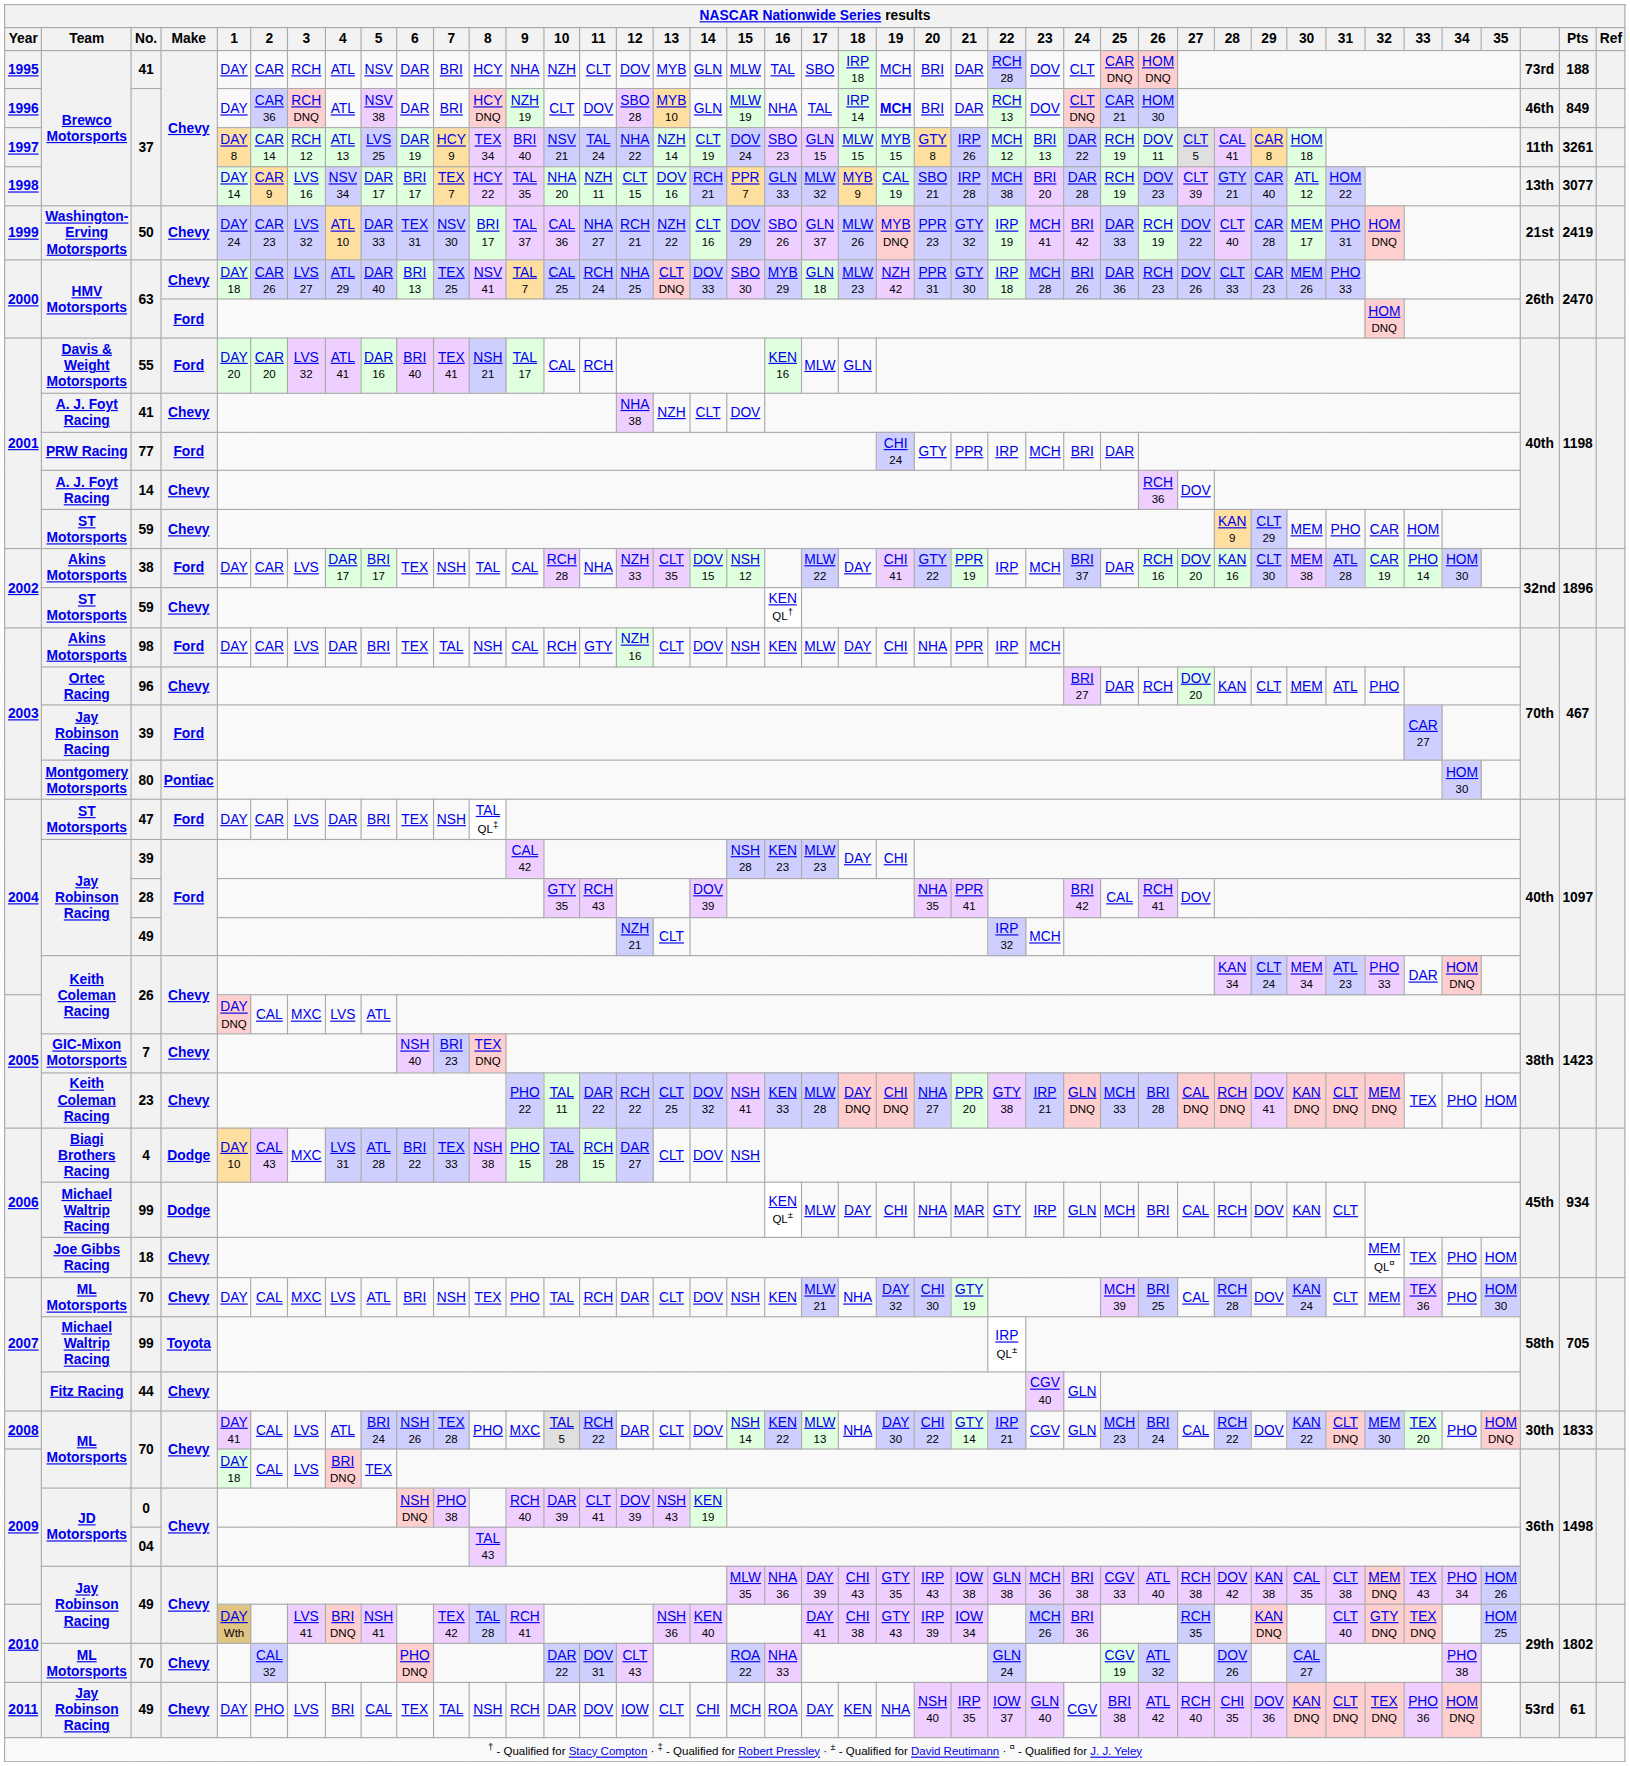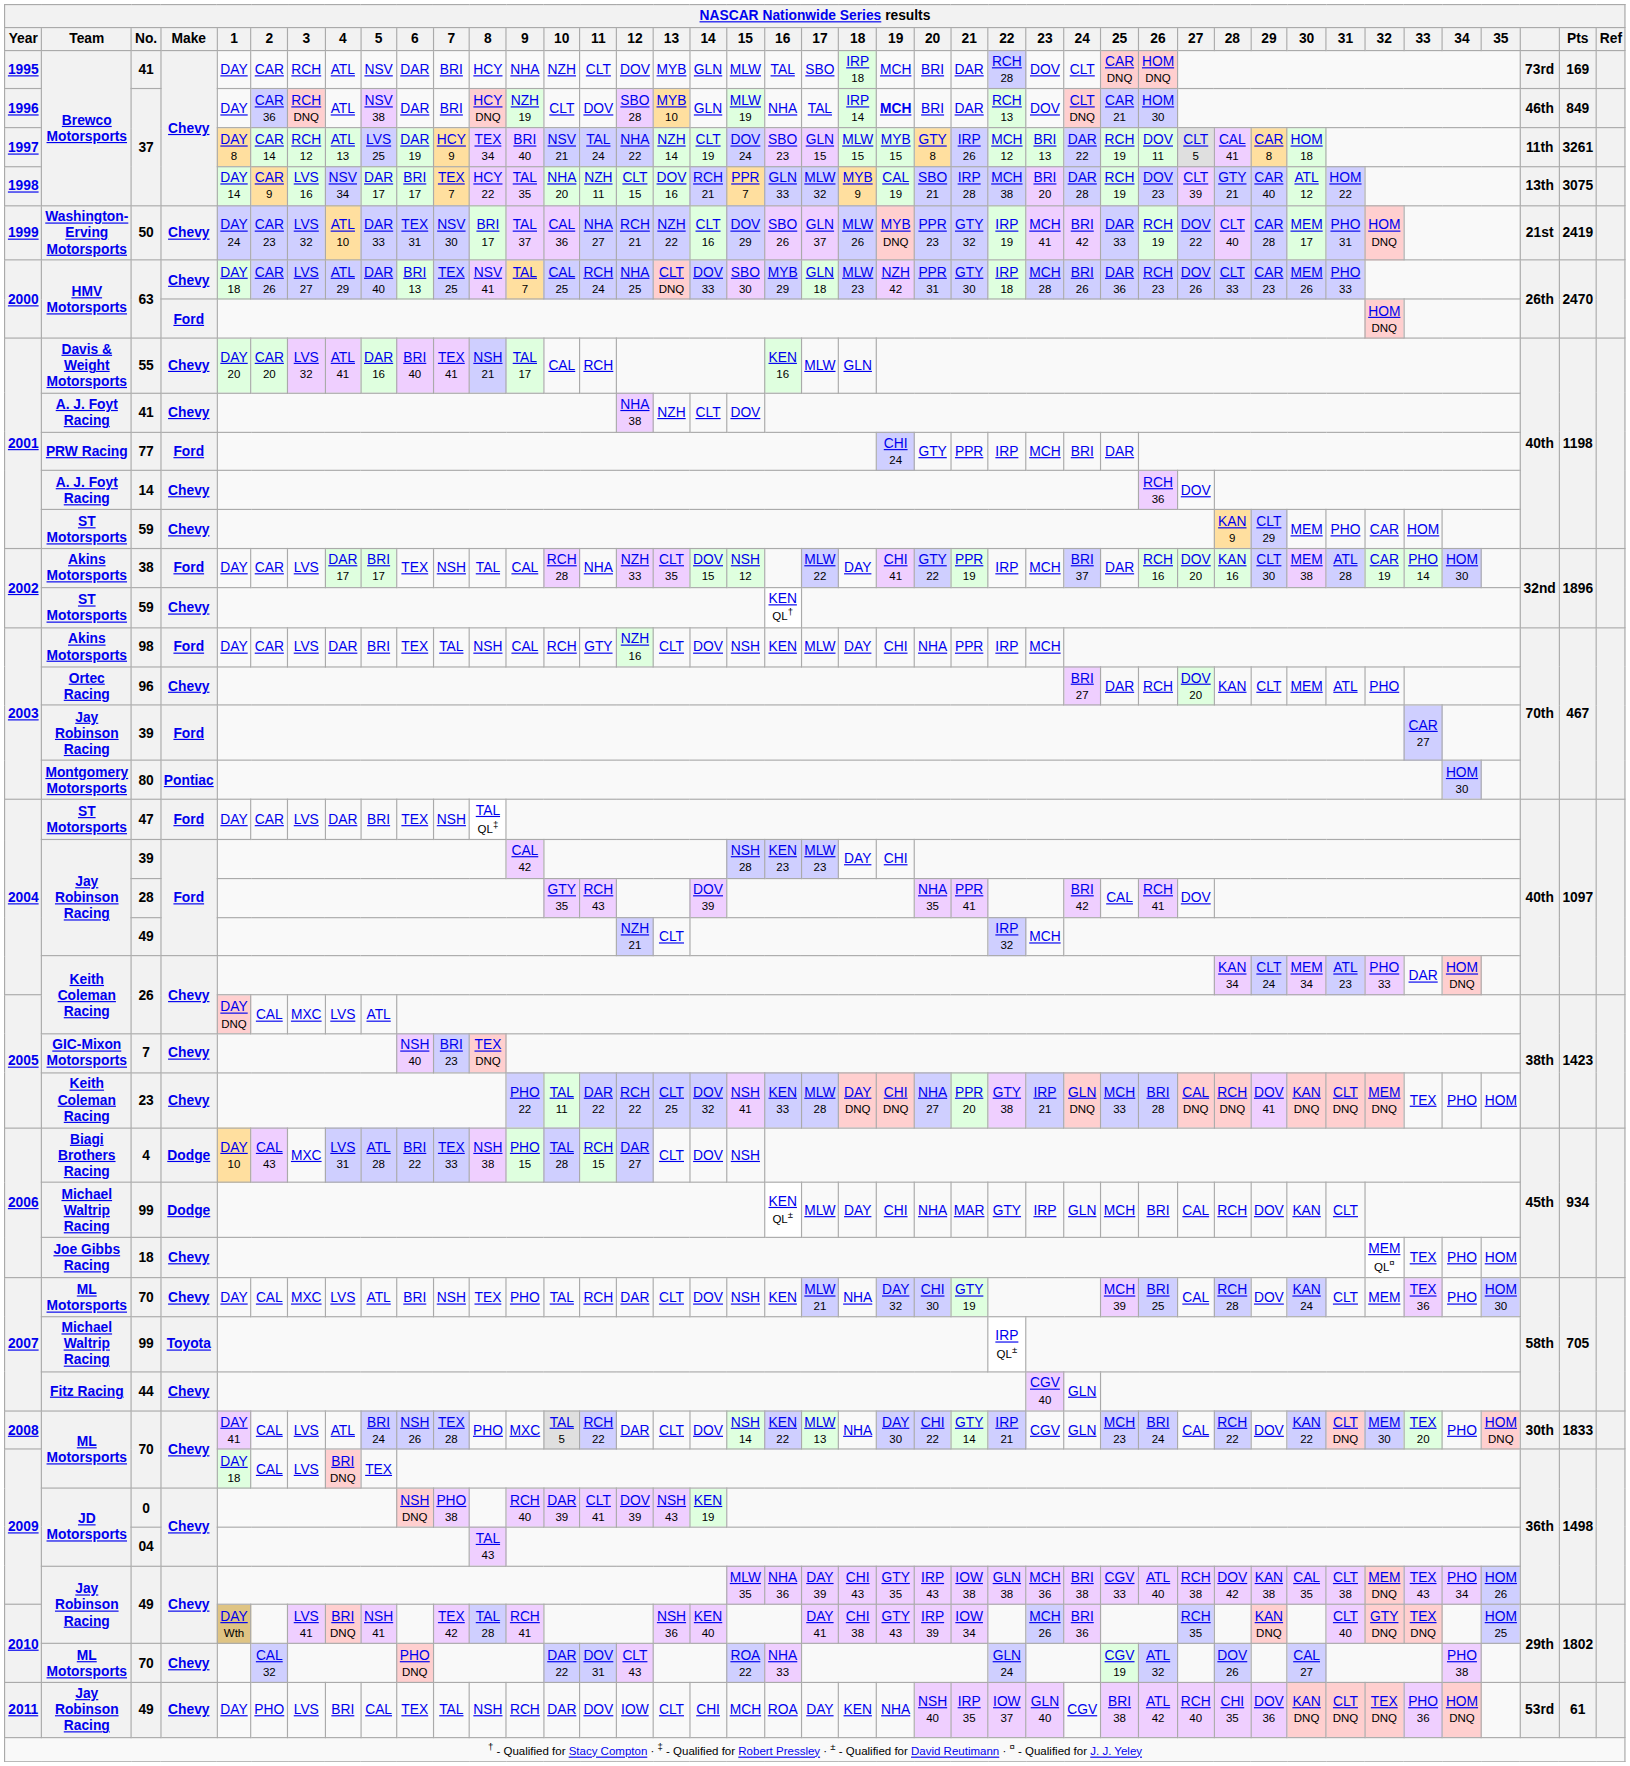(1578, 69) 188 -> (1578, 69) 169
(1578, 186) 3077 -> (1578, 186) 3075
(189, 366) Ford -> (189, 366) Chevy
